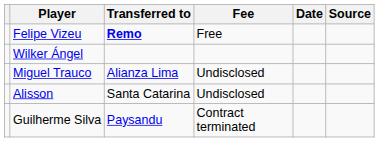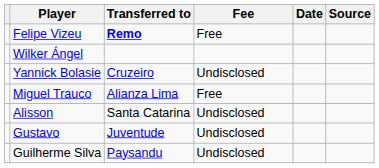+ row: (57, 73)
(231, 73) Undisclosed -> (209, 93) Free
+ row: (36, 133)
(226, 120) Contract terminated -> (231, 152) Undisclosed
